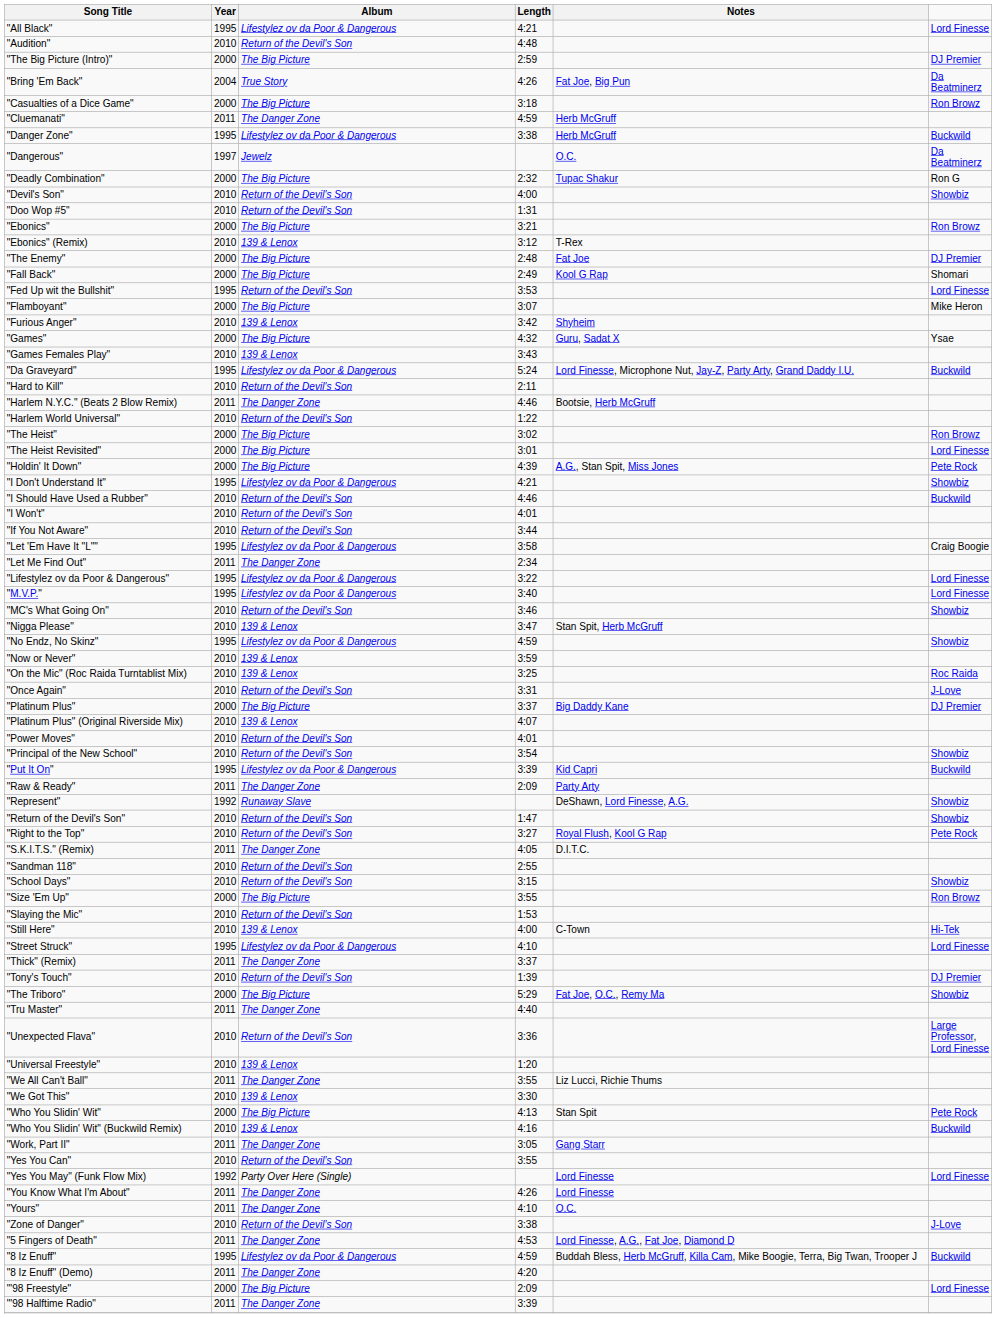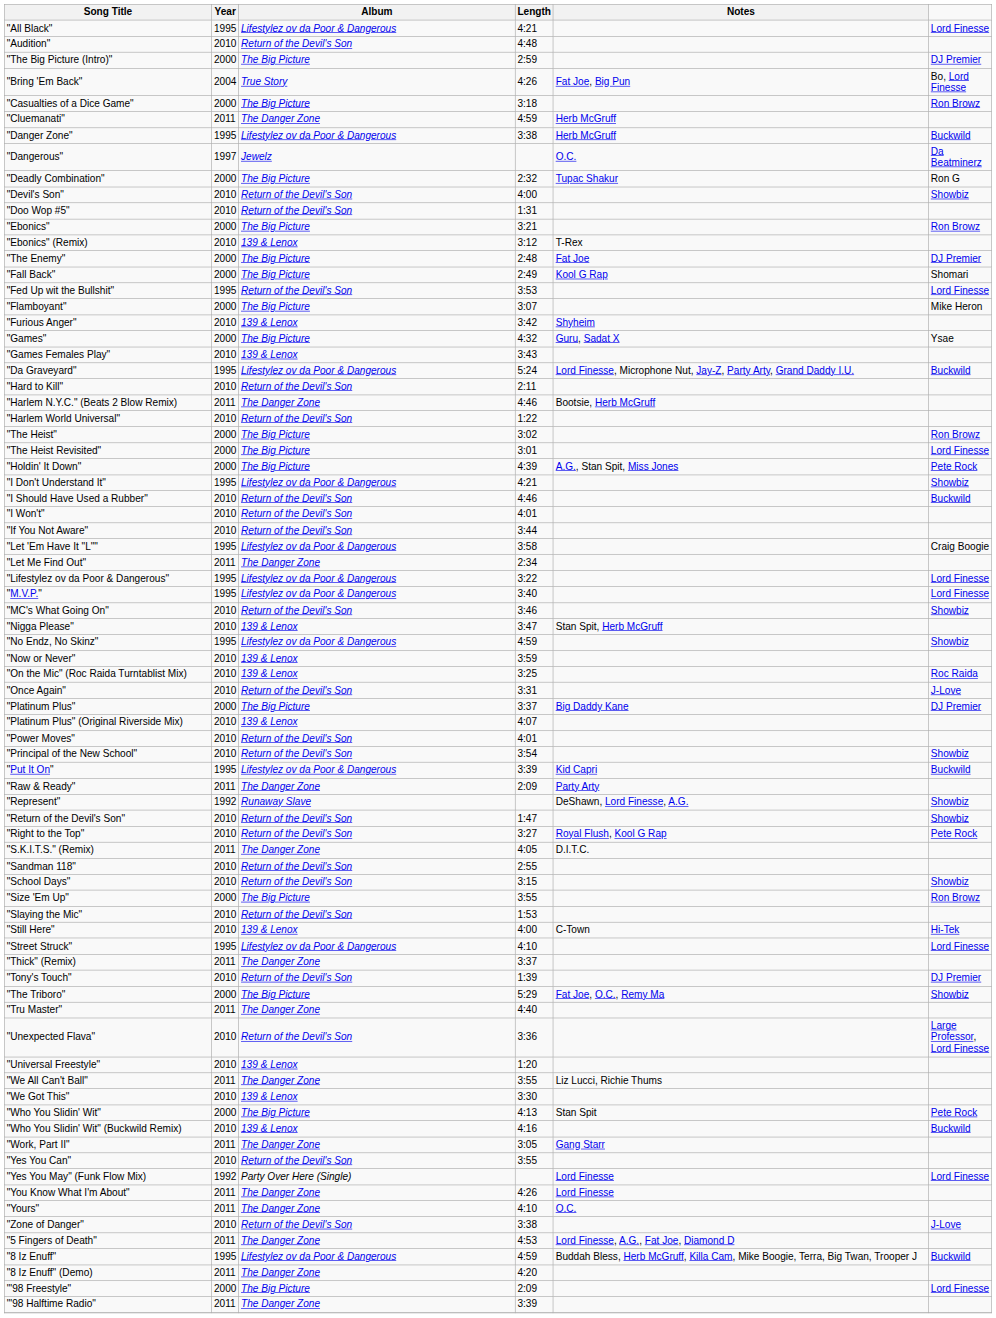(956, 82) Da Beatminerz -> (950, 82) Bo, Lord Finesse
